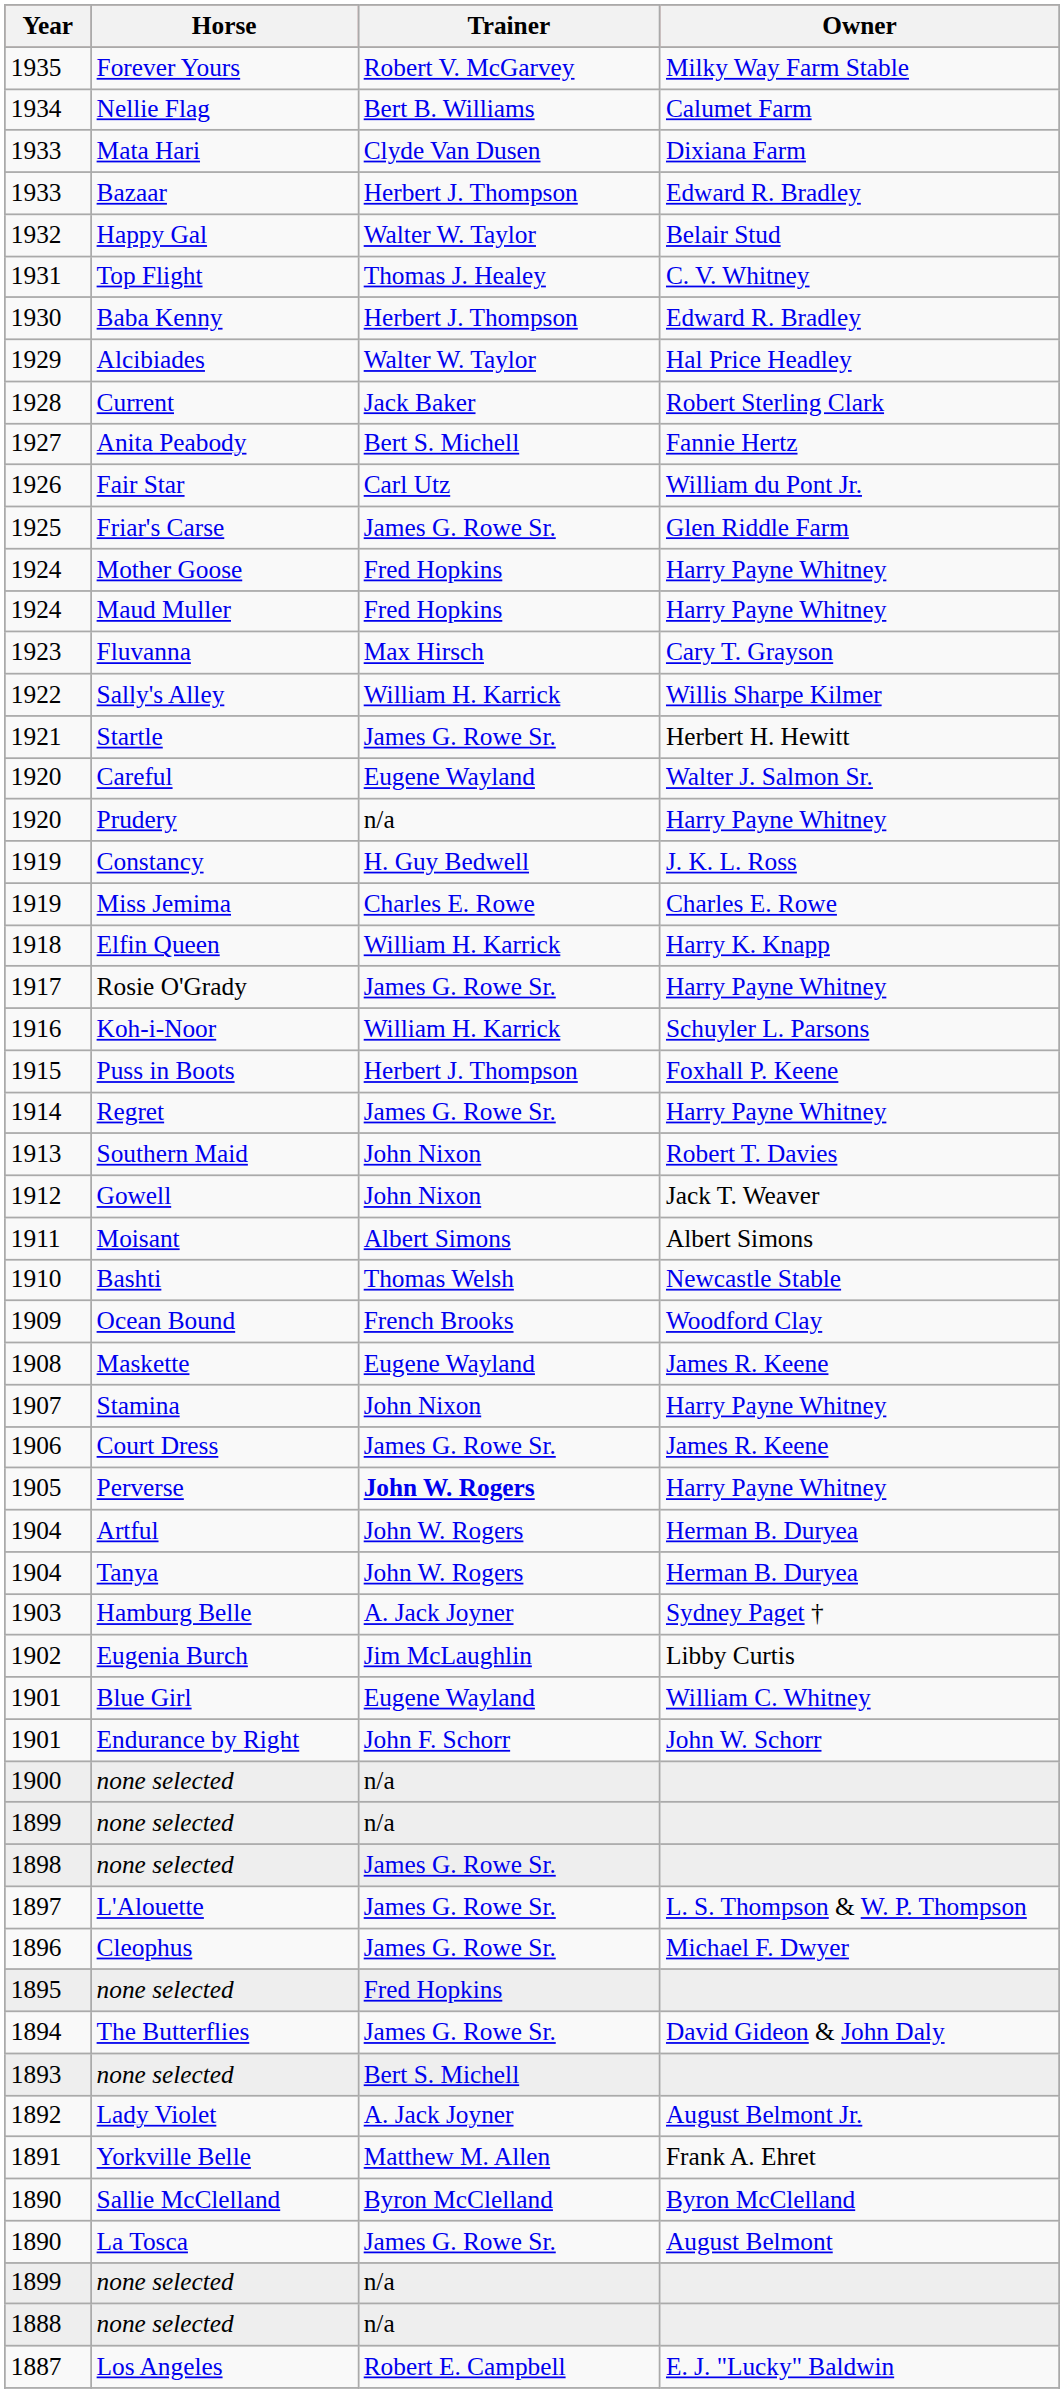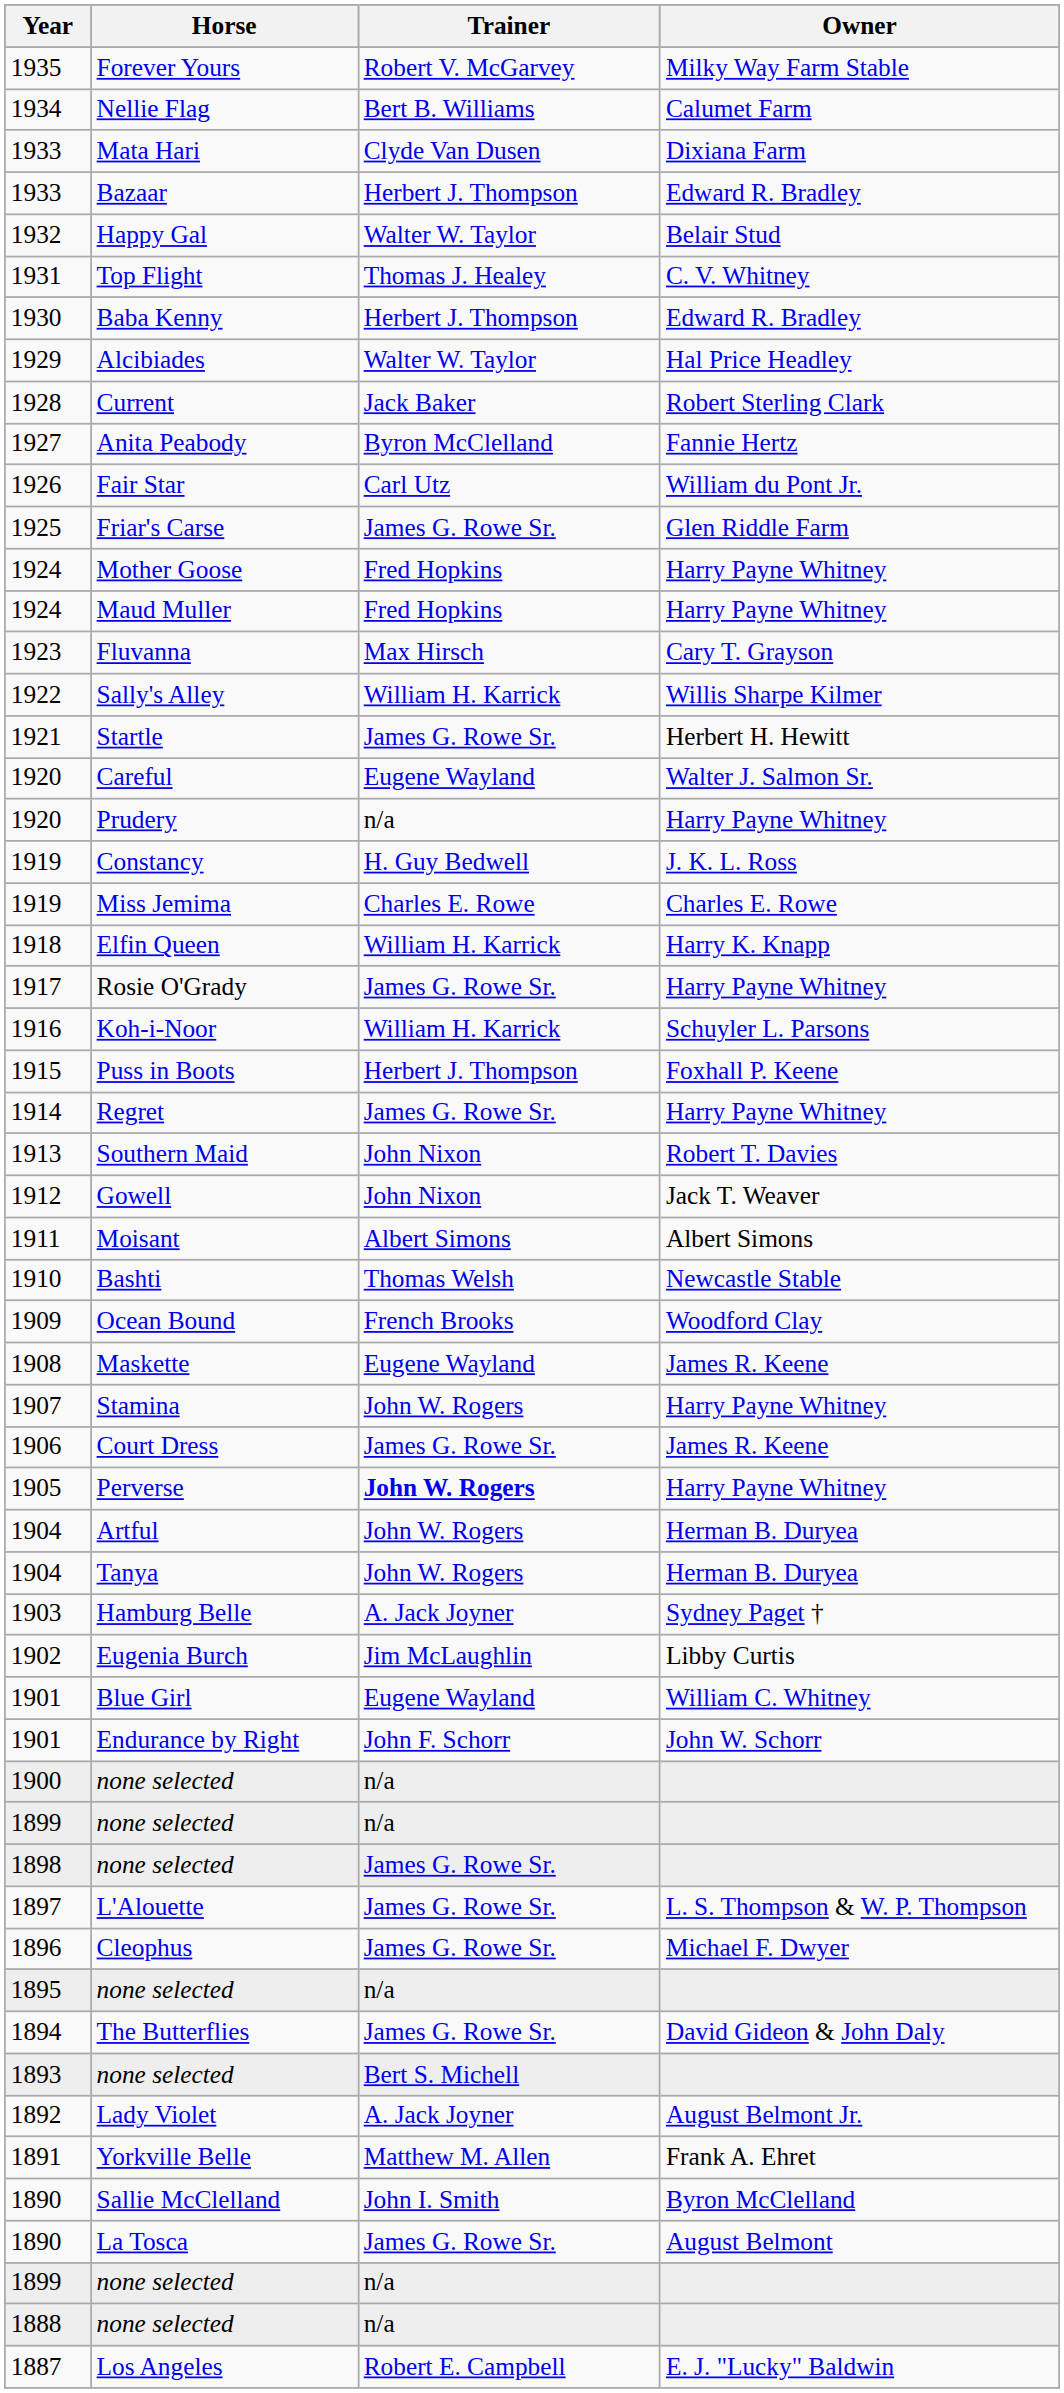(441, 443) Bert S. Michell -> (458, 443) Byron McClelland
(422, 1405) John Nixon -> (444, 1405) John W. Rogers
(433, 1990) Fred Hopkins -> (379, 1990) n/a
(458, 2199) Byron McClelland -> (432, 2199) John I. Smith
